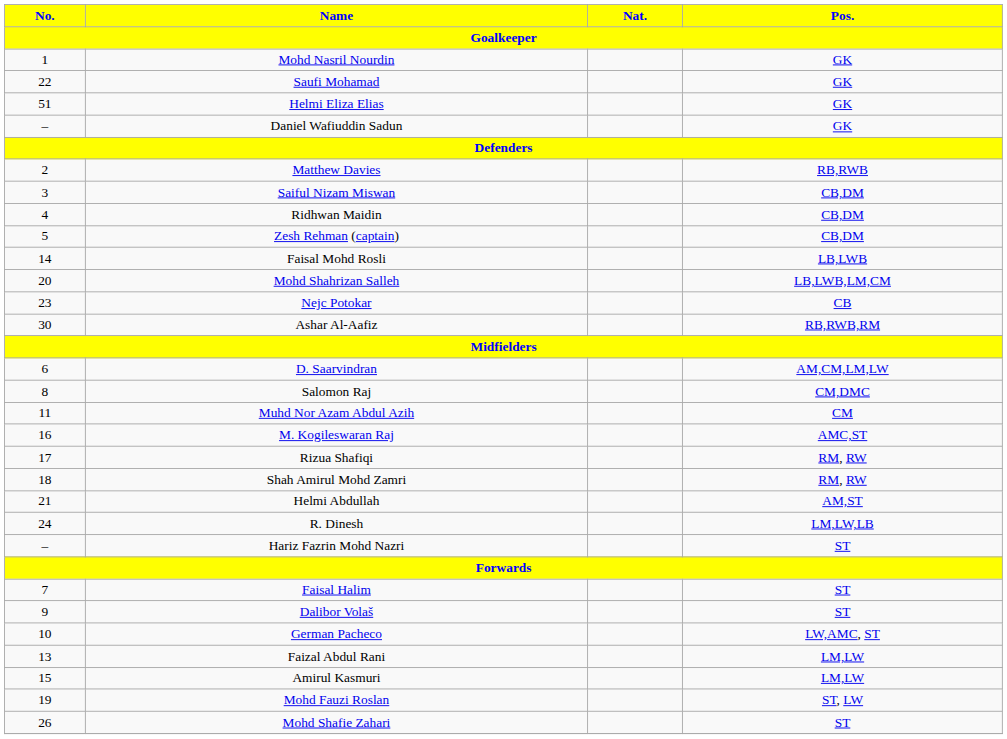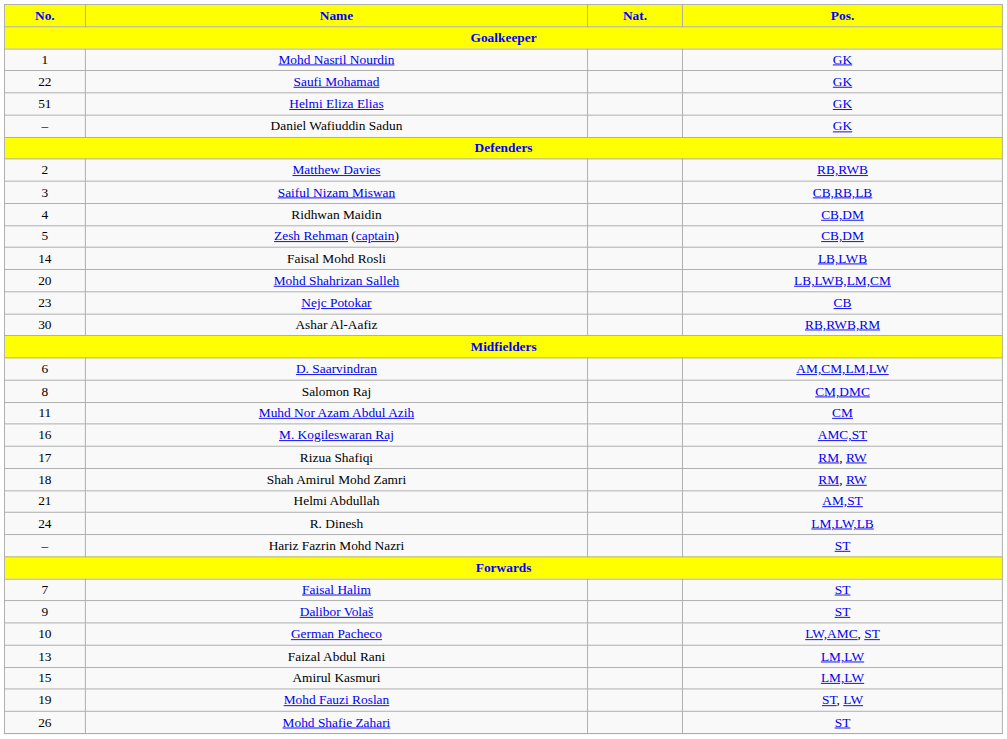(843, 192) CB,DM -> (843, 192) CB,RB,LB
